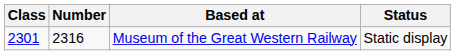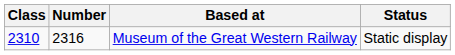(24, 38) 2301 -> (24, 38) 2310
